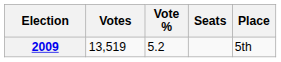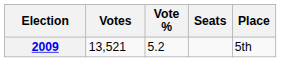(107, 47) 13,519 -> (107, 47) 13,521
